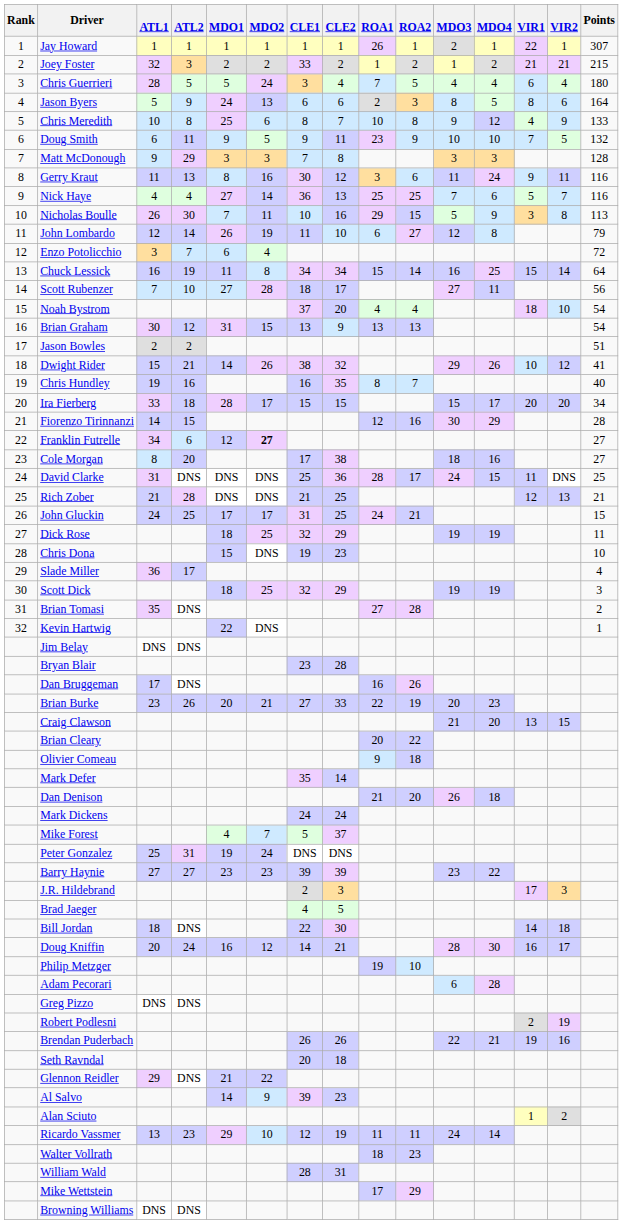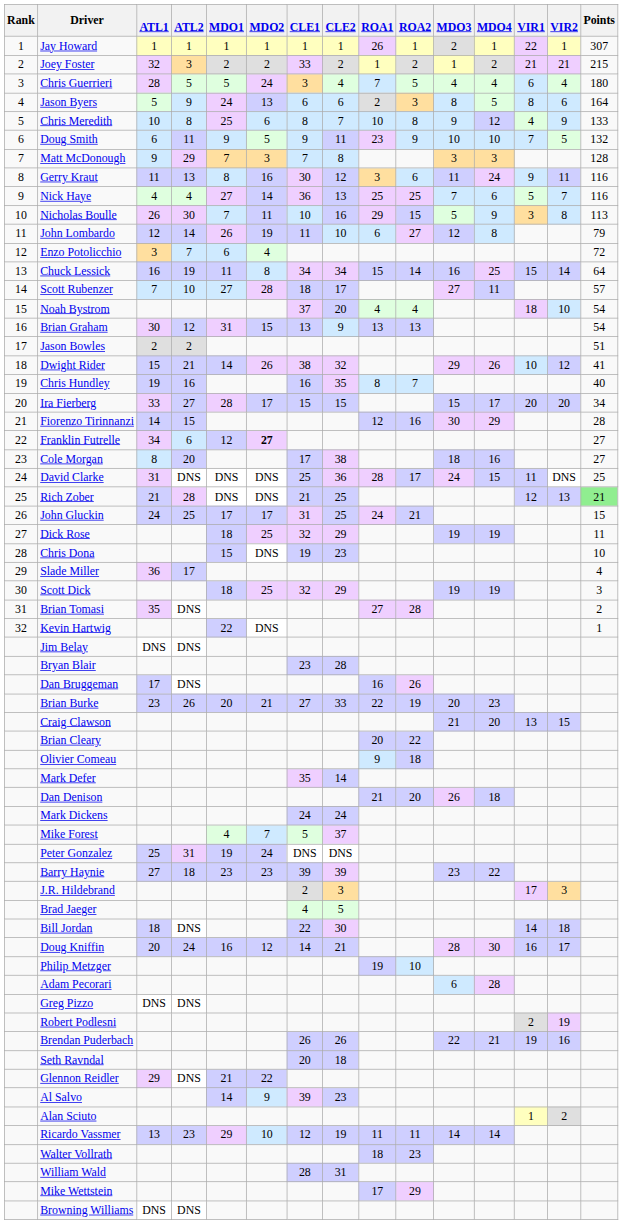(227, 158) 3 -> (227, 158) 7
(599, 290) 56 -> (599, 290) 57
(189, 402) 18 -> (189, 402) 27
(599, 496) no background -> (599, 496) lightgreen background
(189, 872) 27 -> (189, 872) 18
(454, 1135) 24 -> (454, 1135) 14
